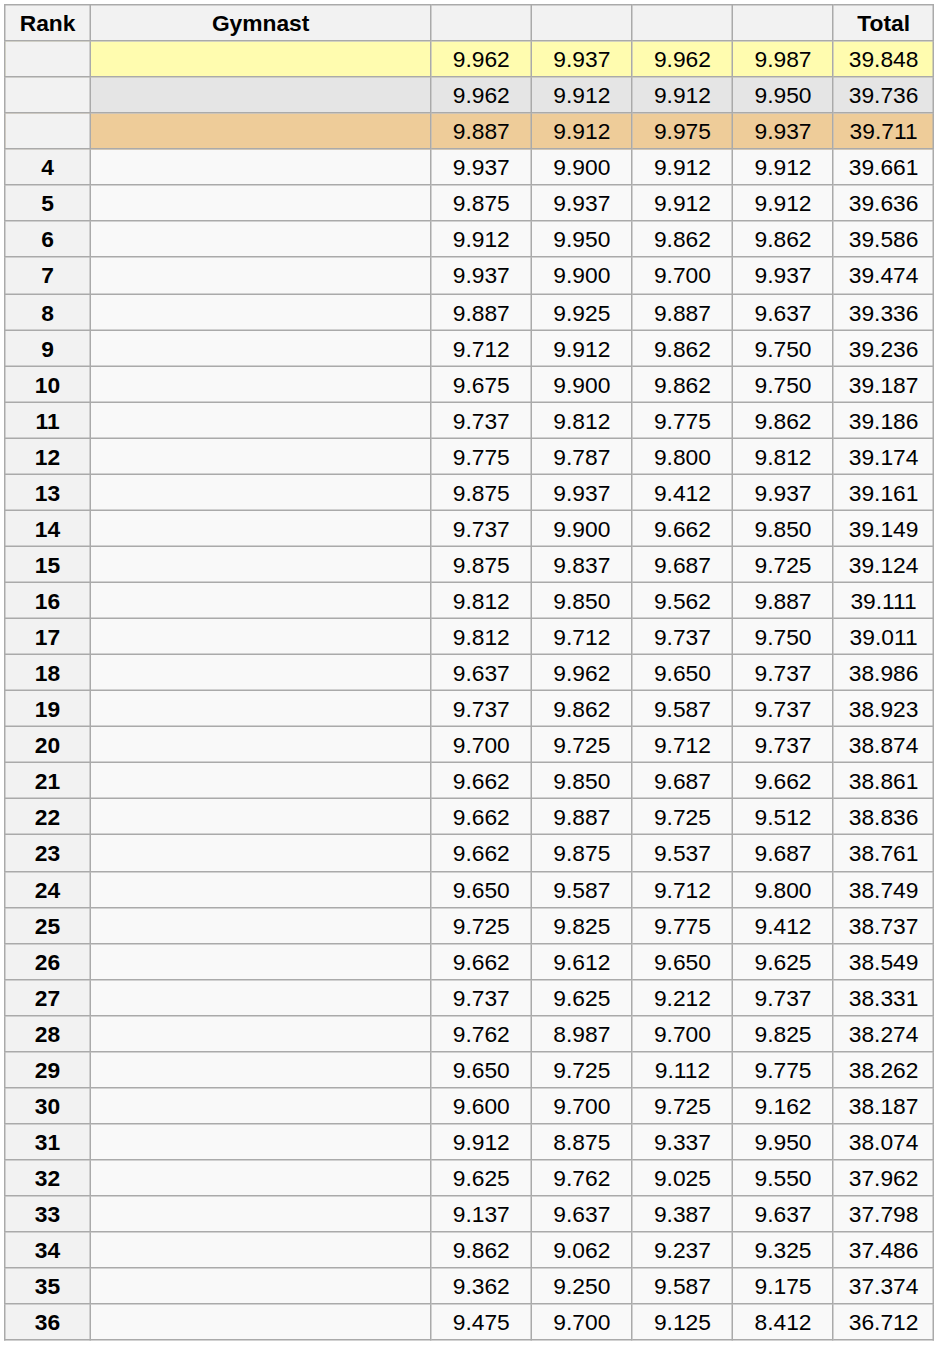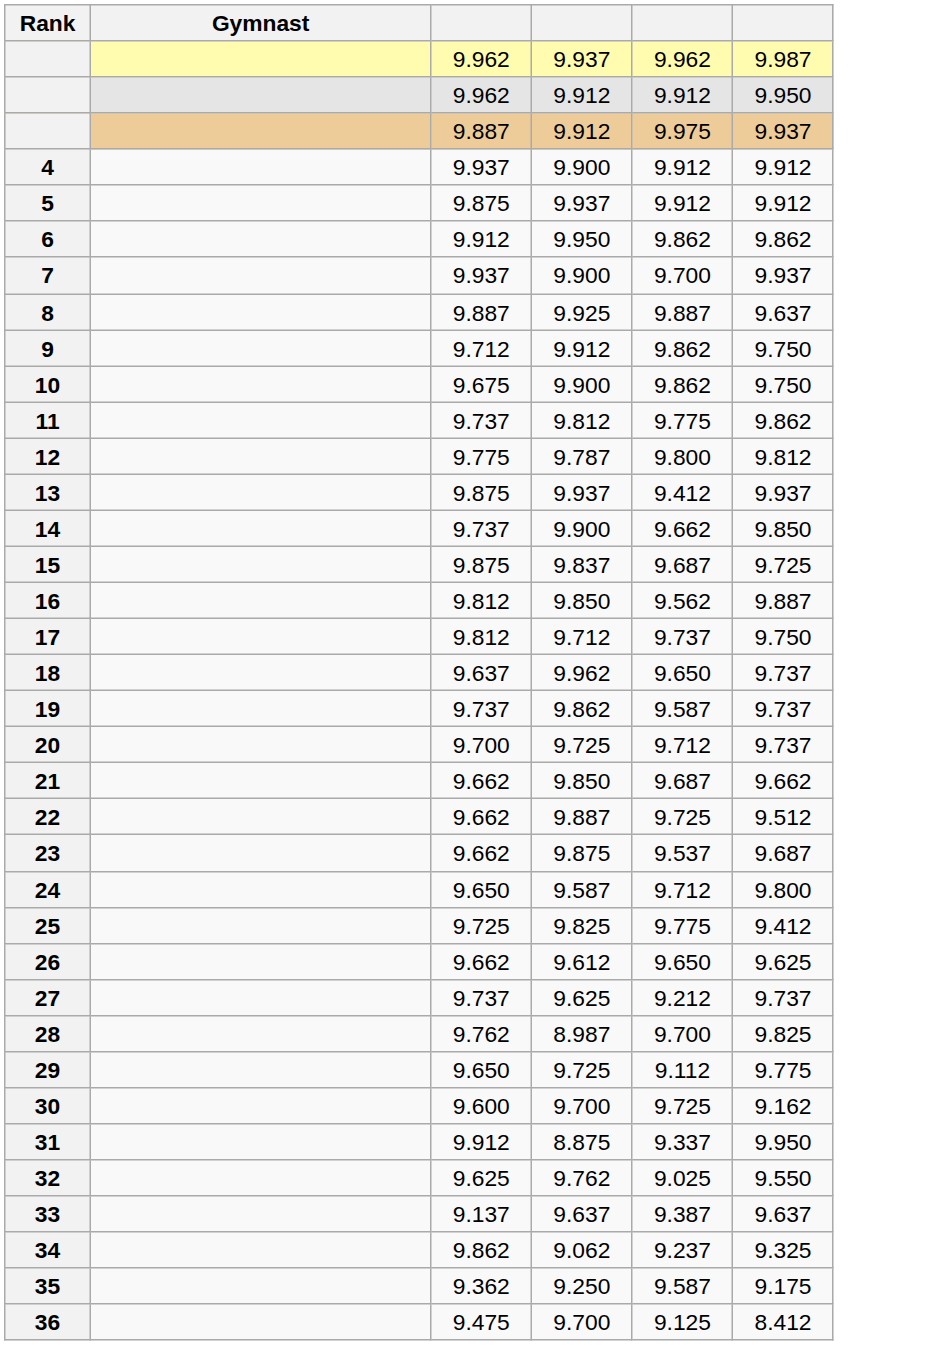- column: (884, 23)
